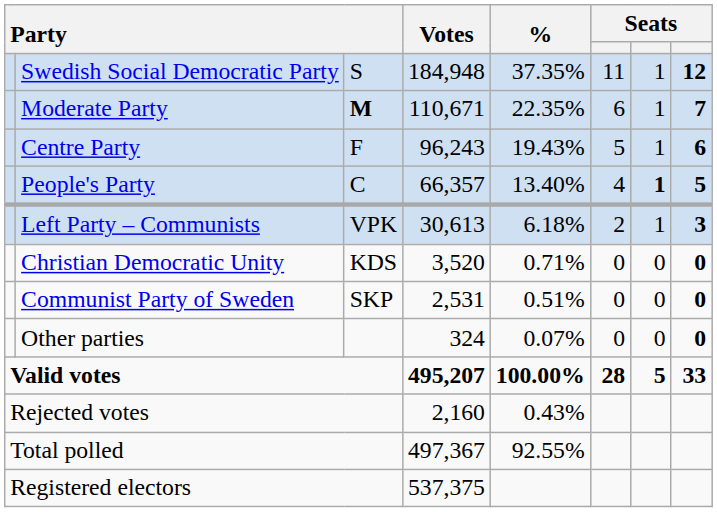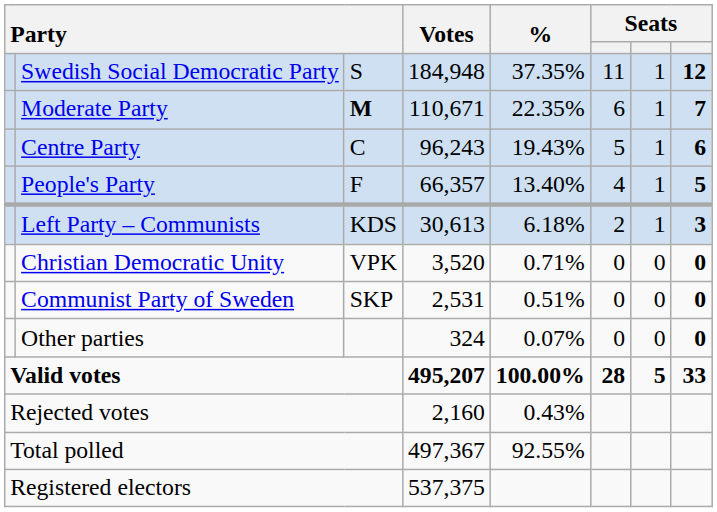(356, 146) F -> (358, 146) C
(358, 184) C -> (356, 184) F
(660, 184) bold -> (660, 184) normal
(373, 224) VPK -> (373, 224) KDS
(373, 262) KDS -> (373, 262) VPK
